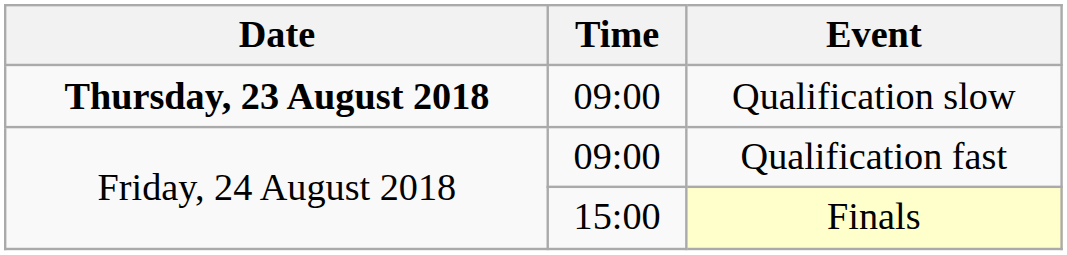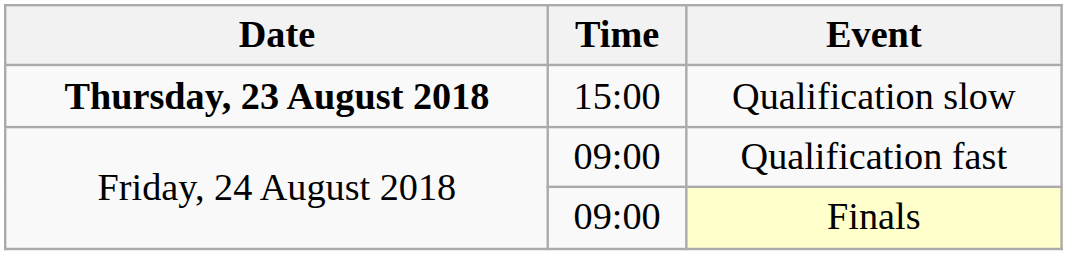(617, 95) 09:00 -> (617, 95) 15:00
(617, 216) 15:00 -> (617, 216) 09:00
